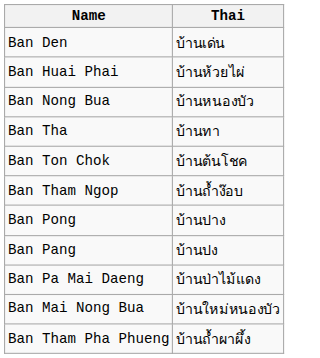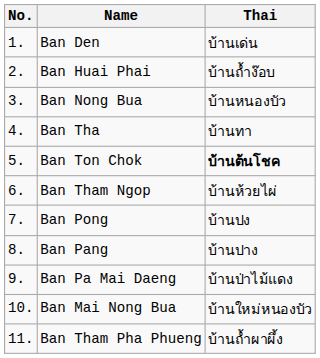+ column: (21, 16)
(211, 73) บ้านห้วยไผ่ -> (242, 73) บ้านถ้ำง๊อบ
(212, 162) normal -> (244, 162) bold
(209, 192) บ้านถ้ำง๊อบ -> (243, 192) บ้านห้วยไผ่
(201, 221) บ้านปาง -> (229, 221) บ้านปง
(197, 251) บ้านปง -> (233, 251) บ้านปาง
